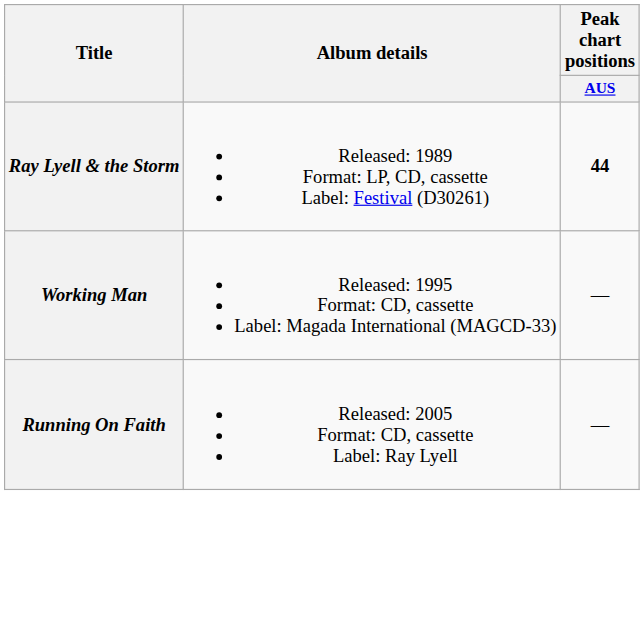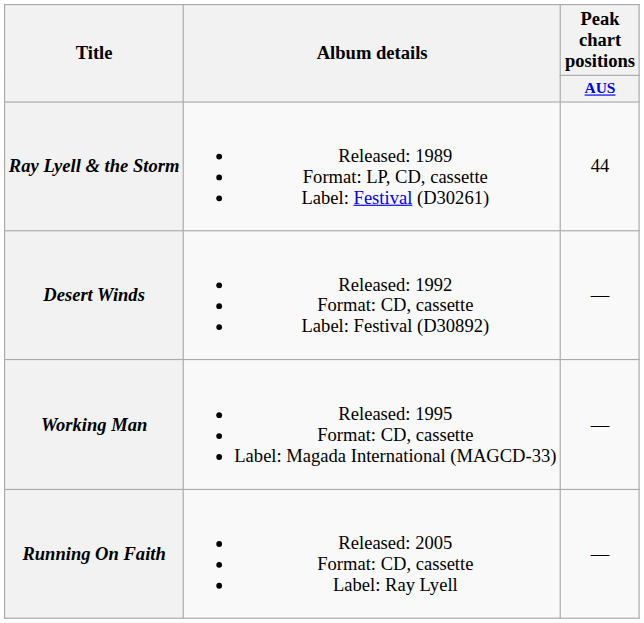(600, 166) bold -> (600, 166) normal
+ row: (94, 295)
